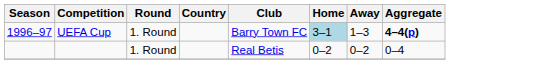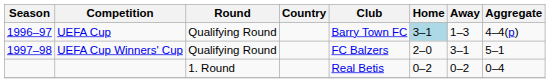(153, 31) 1. Round -> (232, 31) Qualifying Round
(402, 31) bold -> (502, 31) normal
+ row: (29, 50)
